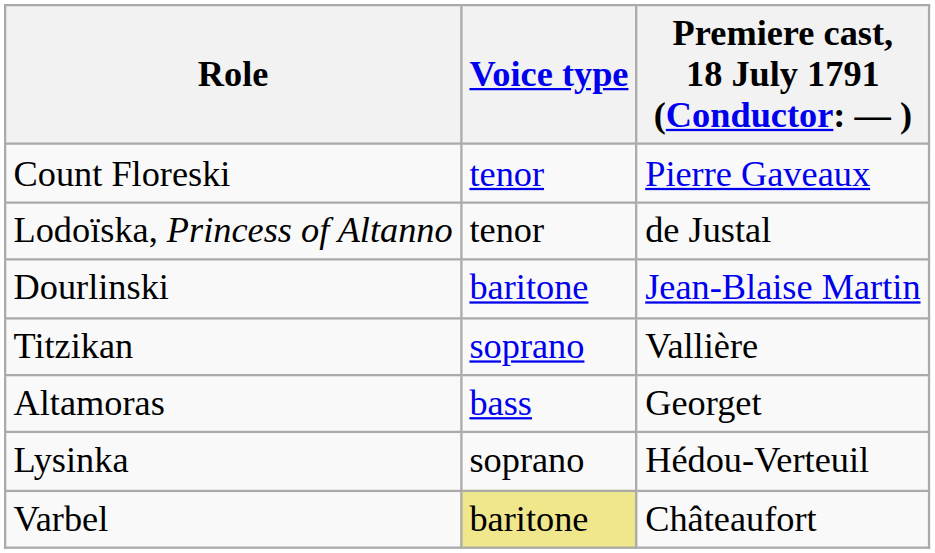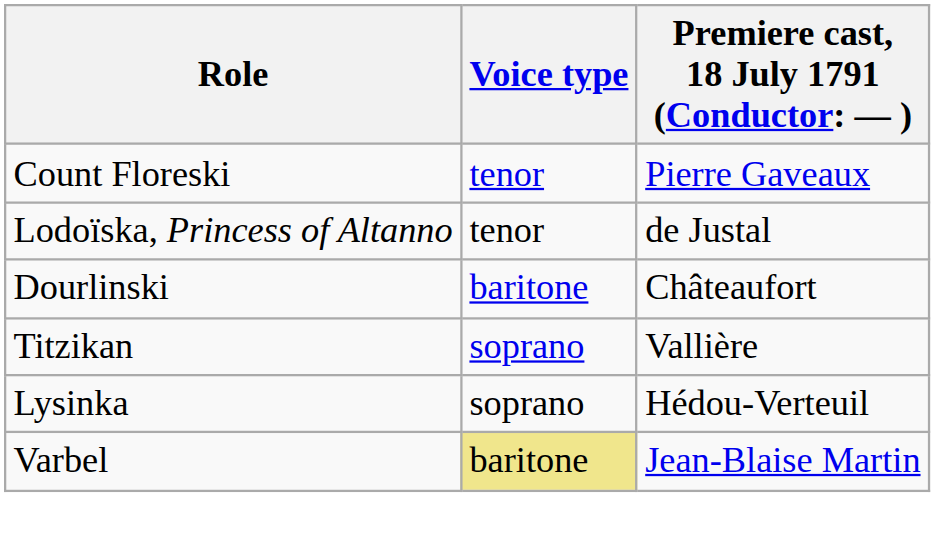(783, 287) Jean-Blaise Martin -> (731, 287) Châteaufort
- row: (89, 403)
(731, 518) Châteaufort -> (783, 460) Jean-Blaise Martin
